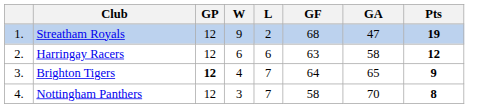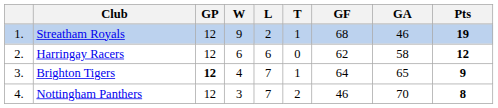+ column: (297, 14)
(373, 34) 47 -> (402, 34) 46
(313, 53) 63 -> (342, 53) 62
(313, 93) 58 -> (342, 93) 46
